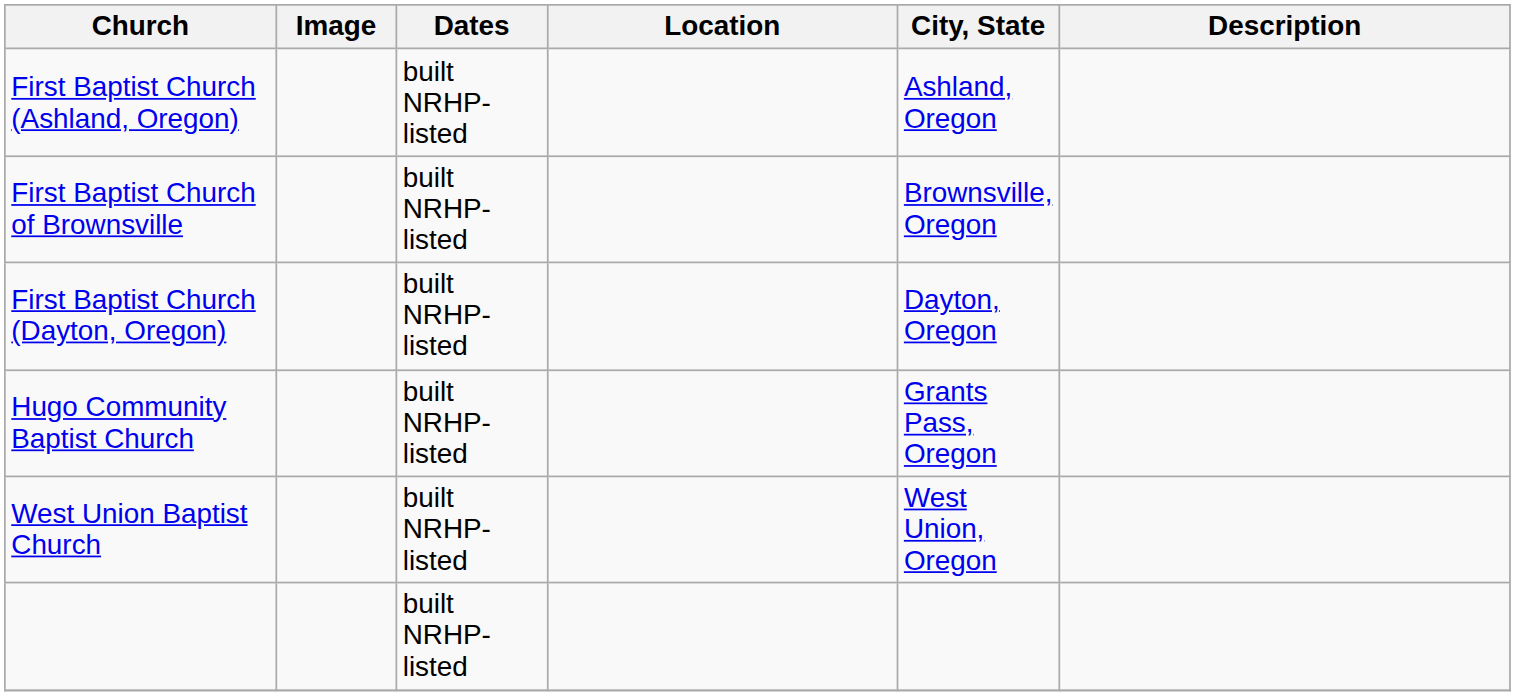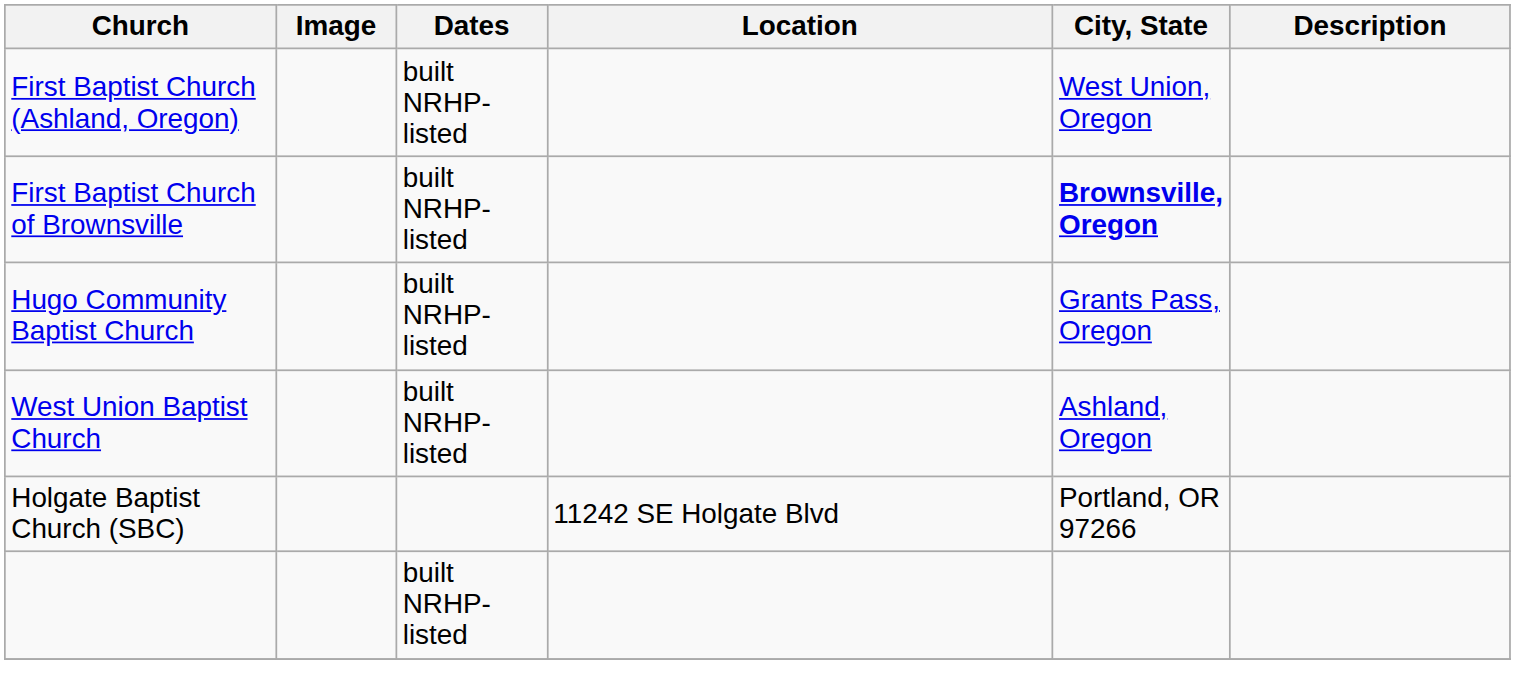(958, 102) Ashland, Oregon -> (1135, 102) West Union, Oregon
(978, 208) normal -> (1141, 208) bold
- row: (134, 315)
(950, 529) West Union, Oregon -> (1113, 422) Ashland, Oregon
+ row: (106, 513)
